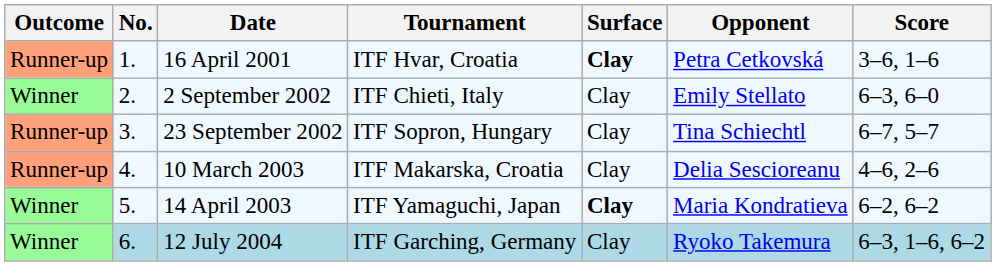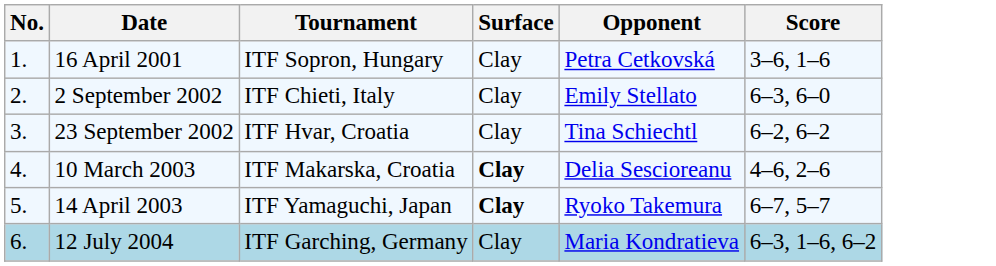- column: (59, 22)
(435, 59) ITF Hvar, Croatia -> (344, 59) ITF Sopron, Hungary
(610, 59) bold -> (500, 59) normal
(453, 132) ITF Sopron, Hungary -> (327, 132) ITF Hvar, Croatia
(899, 132) 6–7, 5–7 -> (790, 132) 6–2, 6–2
(609, 168) normal -> (501, 168) bold
(760, 205) Maria Kondratieva -> (643, 205) Ryoko Takemura
(899, 205) 6–2, 6–2 -> (790, 205) 6–7, 5–7
(752, 242) Ryoko Takemura -> (652, 242) Maria Kondratieva
